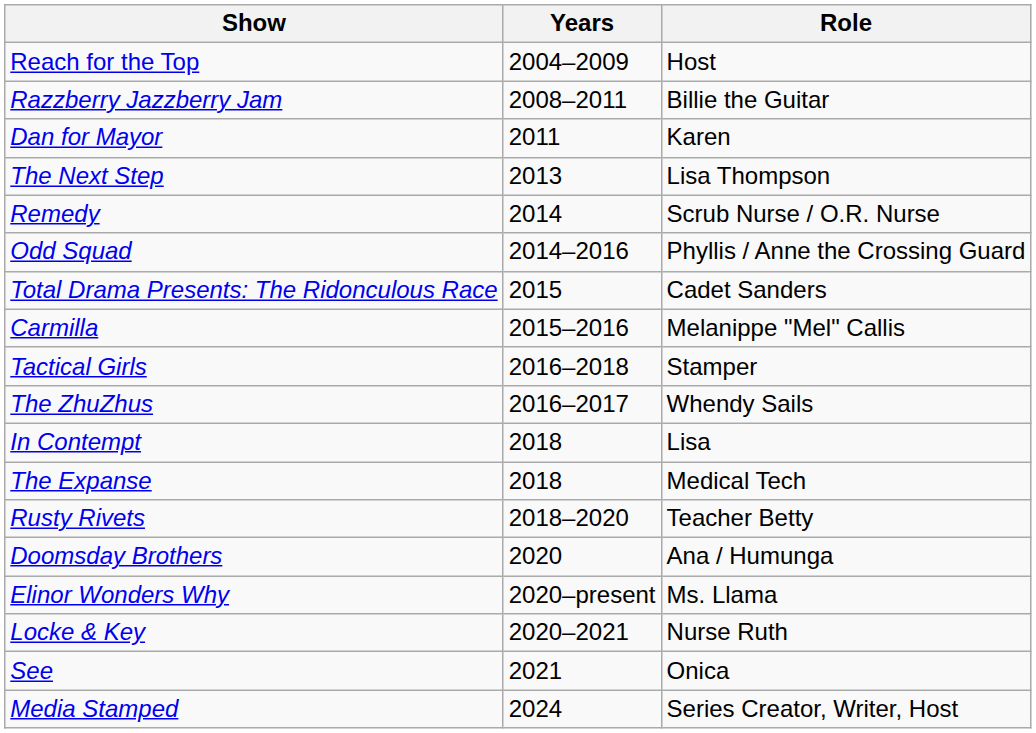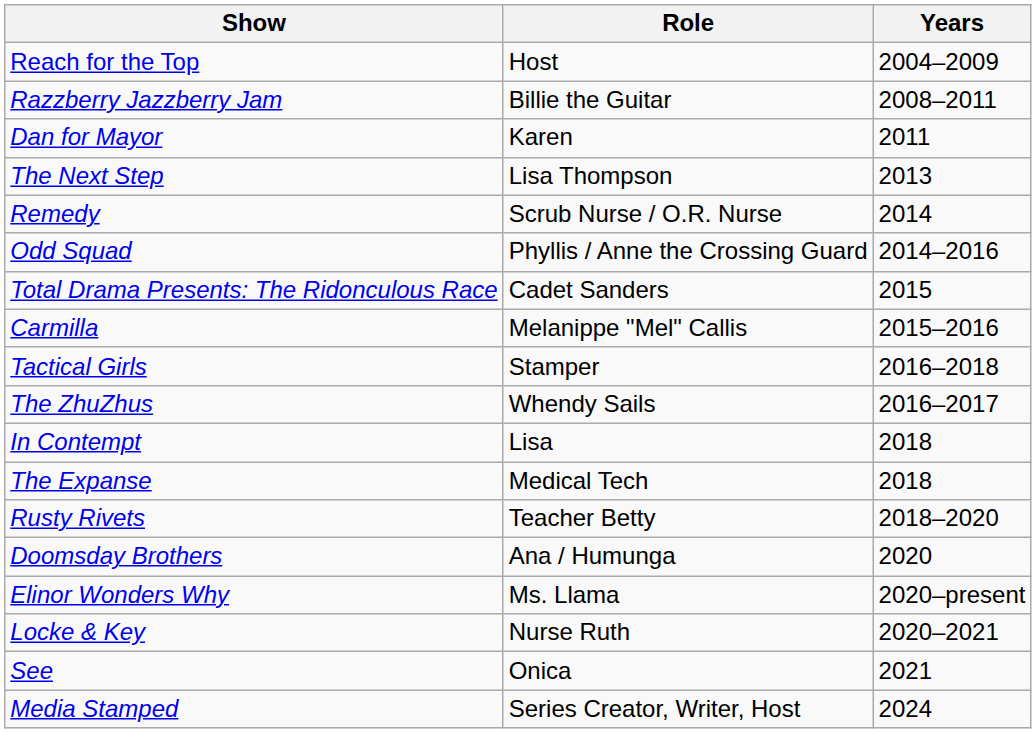columns swapped: (846, 23) <-> (582, 23)
